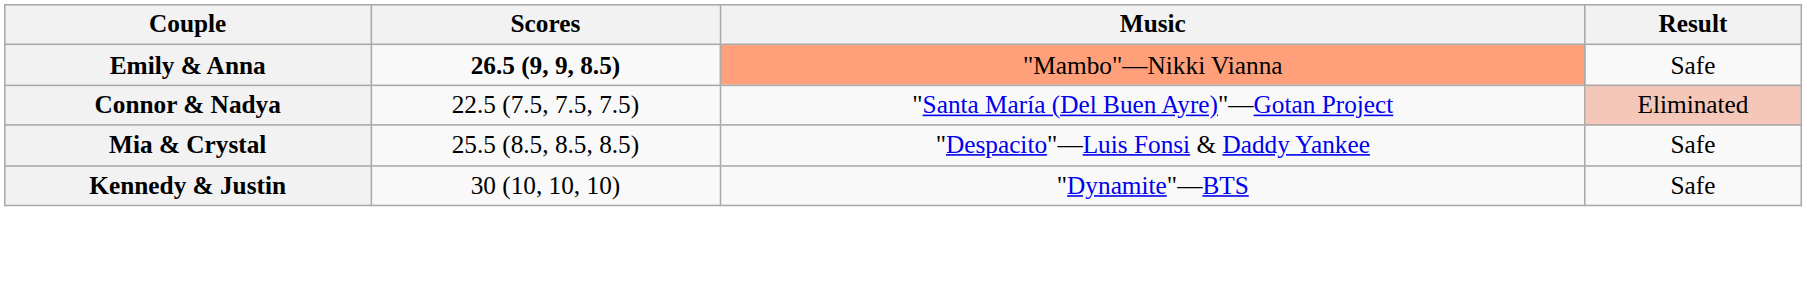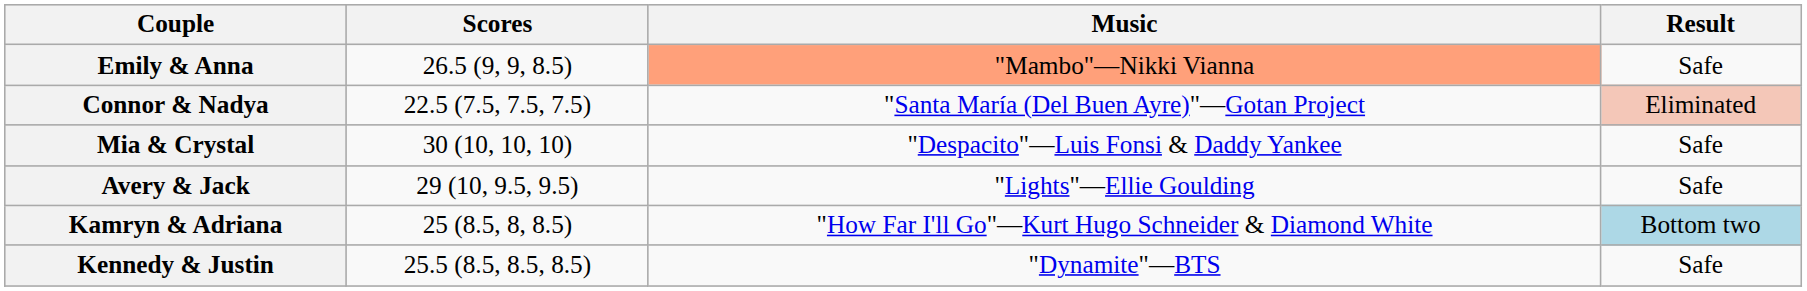(545, 64) bold -> (497, 64) normal
(545, 144) 25.5 (8.5, 8.5, 8.5) -> (497, 144) 30 (10, 10, 10)
+ row: (176, 184)
+ row: (176, 225)
(545, 184) 30 (10, 10, 10) -> (497, 265) 25.5 (8.5, 8.5, 8.5)
